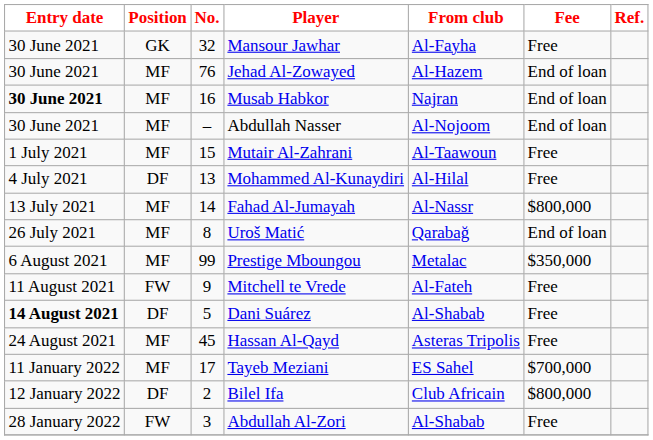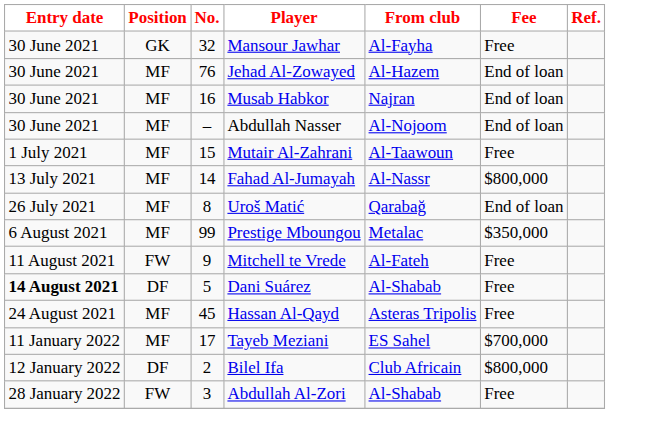(56, 98) bold -> (54, 98) normal
- row: (316, 179)
